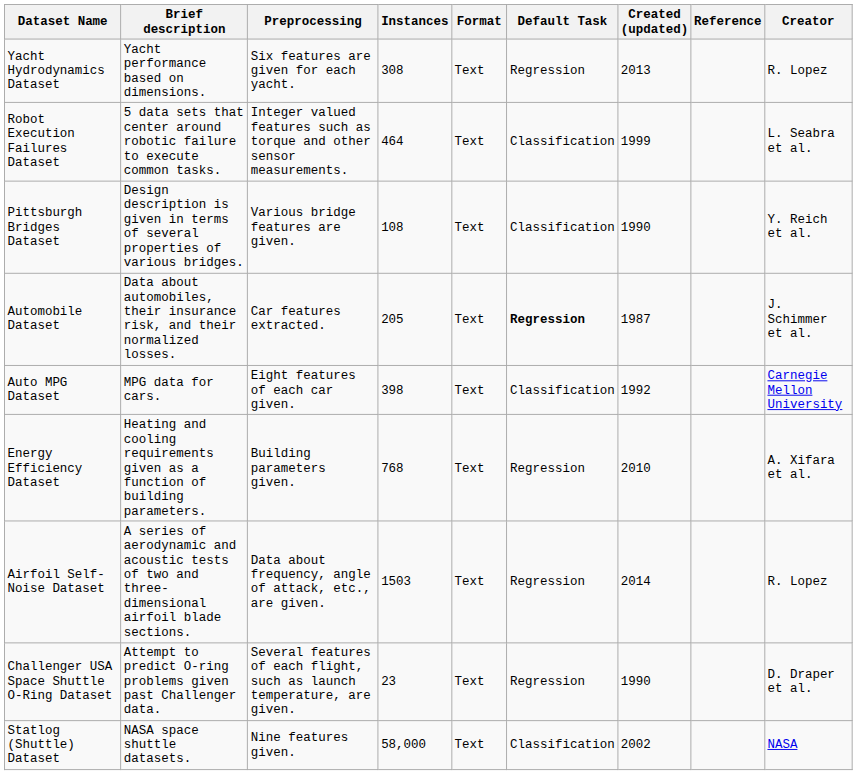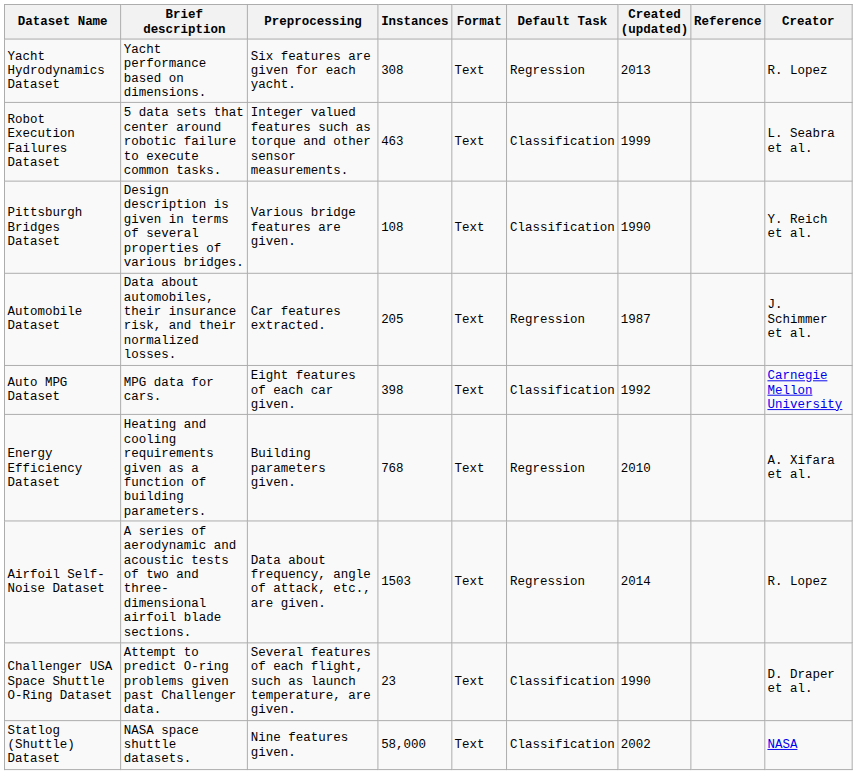(392, 142) 464 -> (392, 142) 463
(547, 319) bold -> (547, 319) normal
(547, 681) Regression -> (562, 681) Classification
